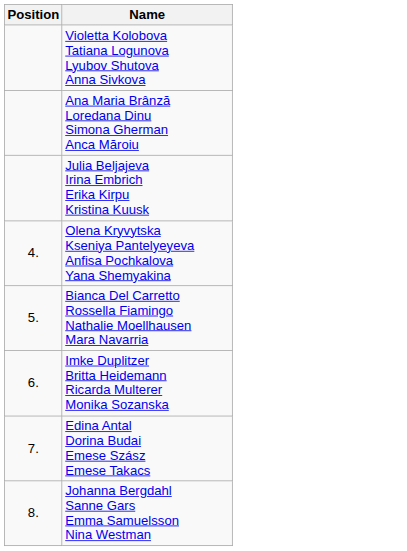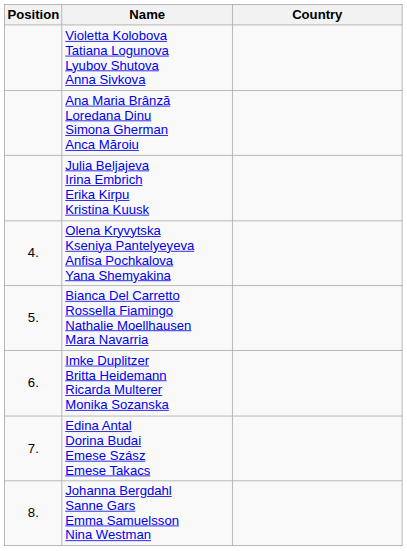+ column: (317, 14)
